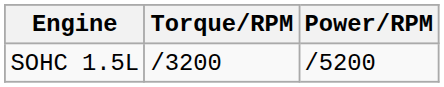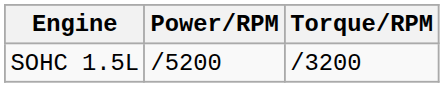columns swapped: (369, 24) <-> (222, 24)
